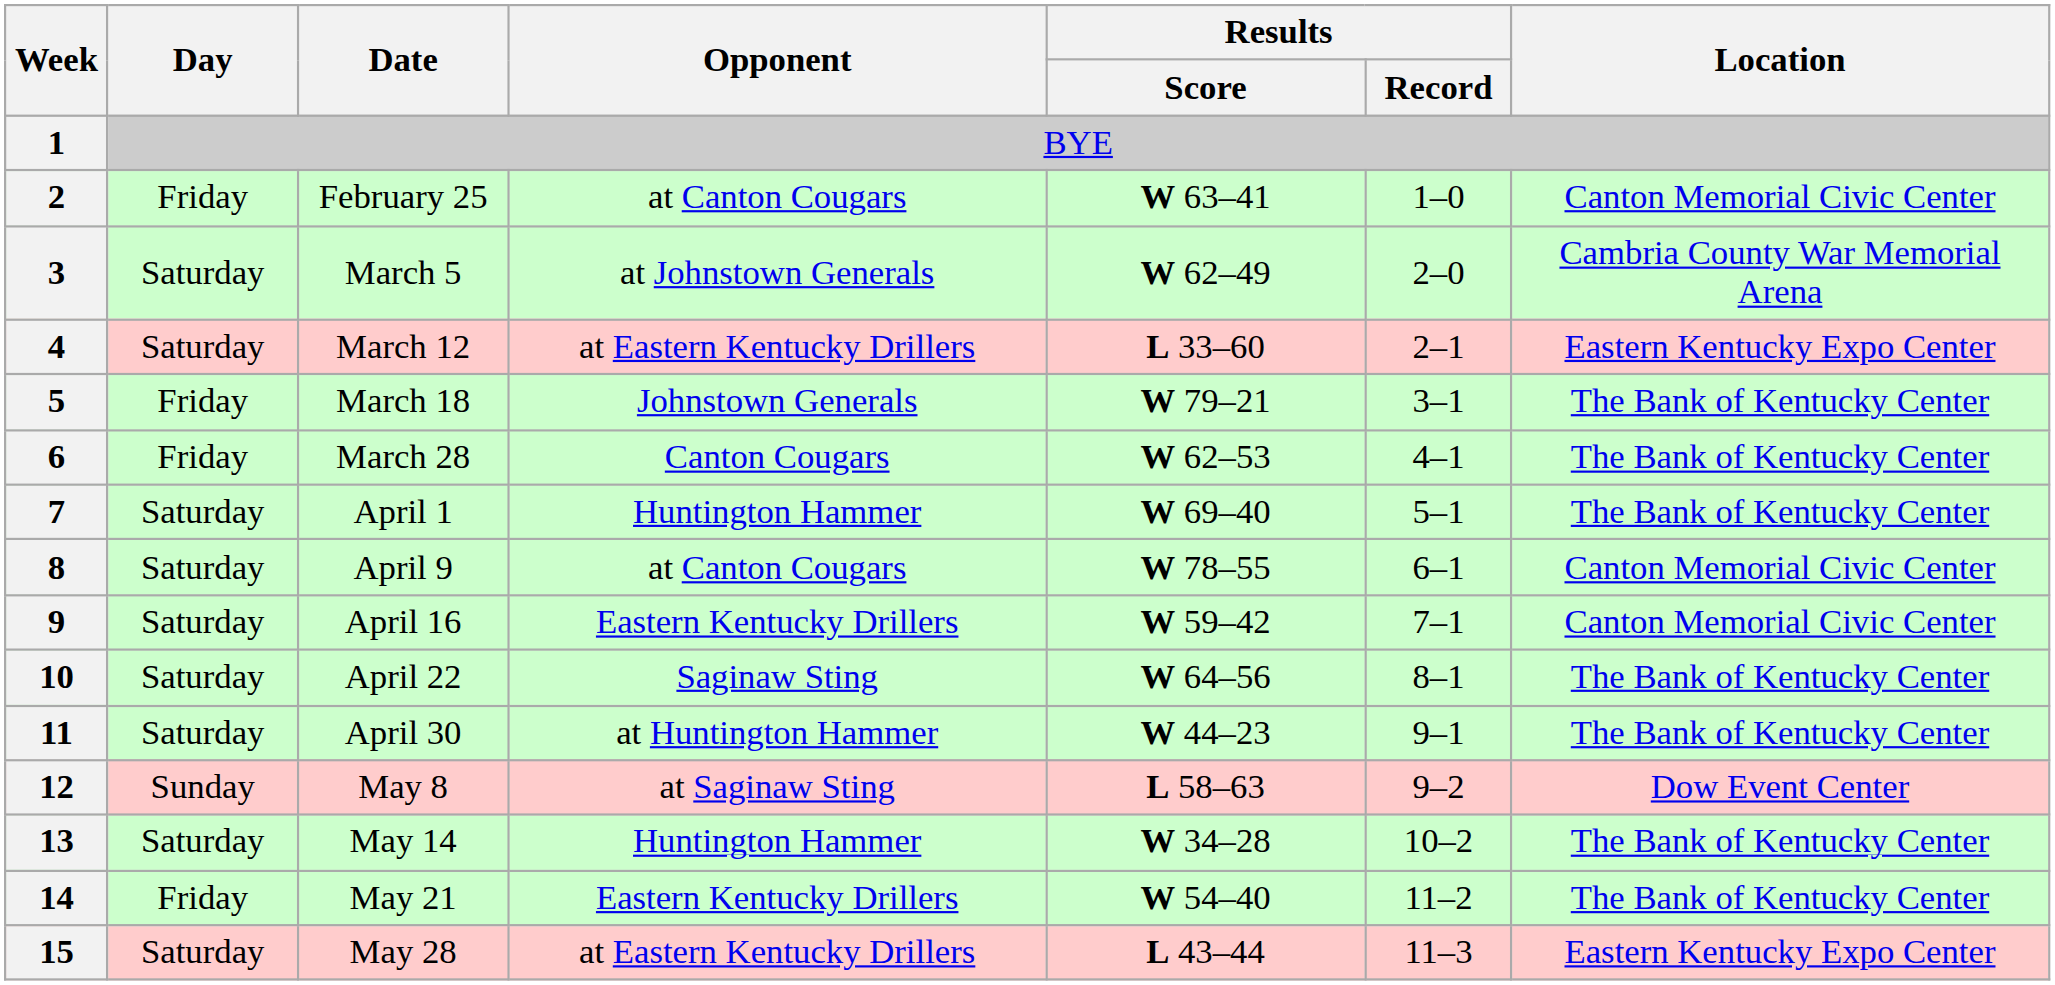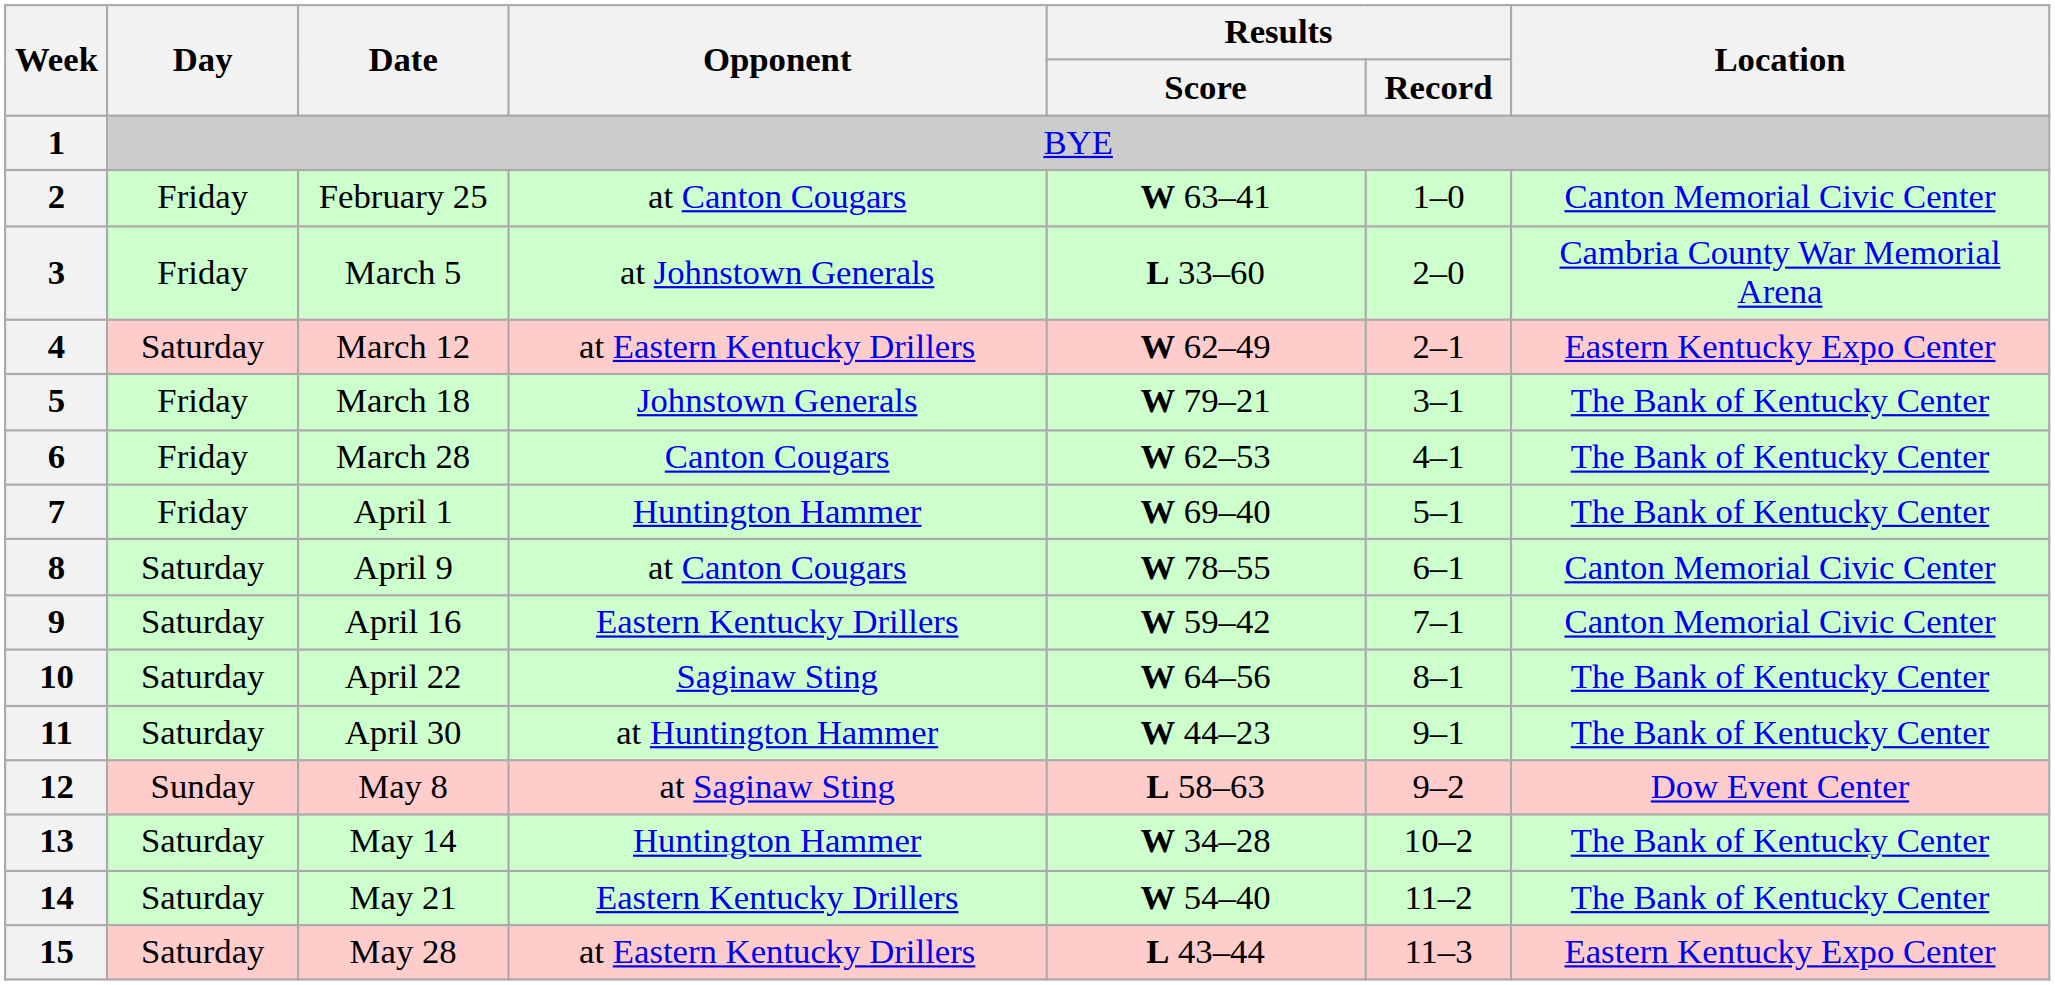(203, 271) Saturday -> (203, 271) Friday
(1206, 271) W 62–49 -> (1205, 271) L 33–60
(1205, 346) L 33–60 -> (1206, 346) W 62–49
(203, 511) Saturday -> (203, 511) Friday
(203, 897) Friday -> (203, 897) Saturday
